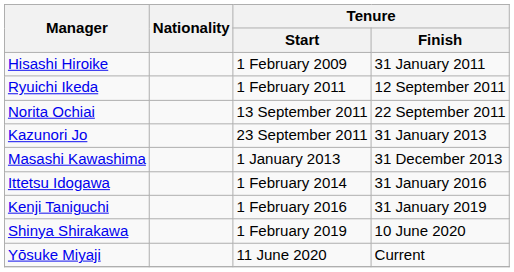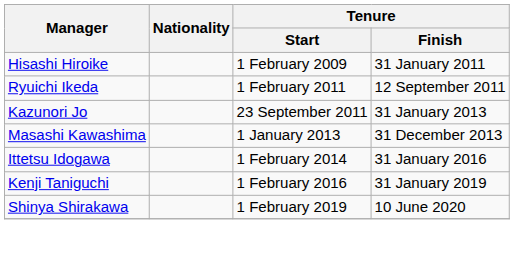- row: (51, 111)
- row: (54, 254)
